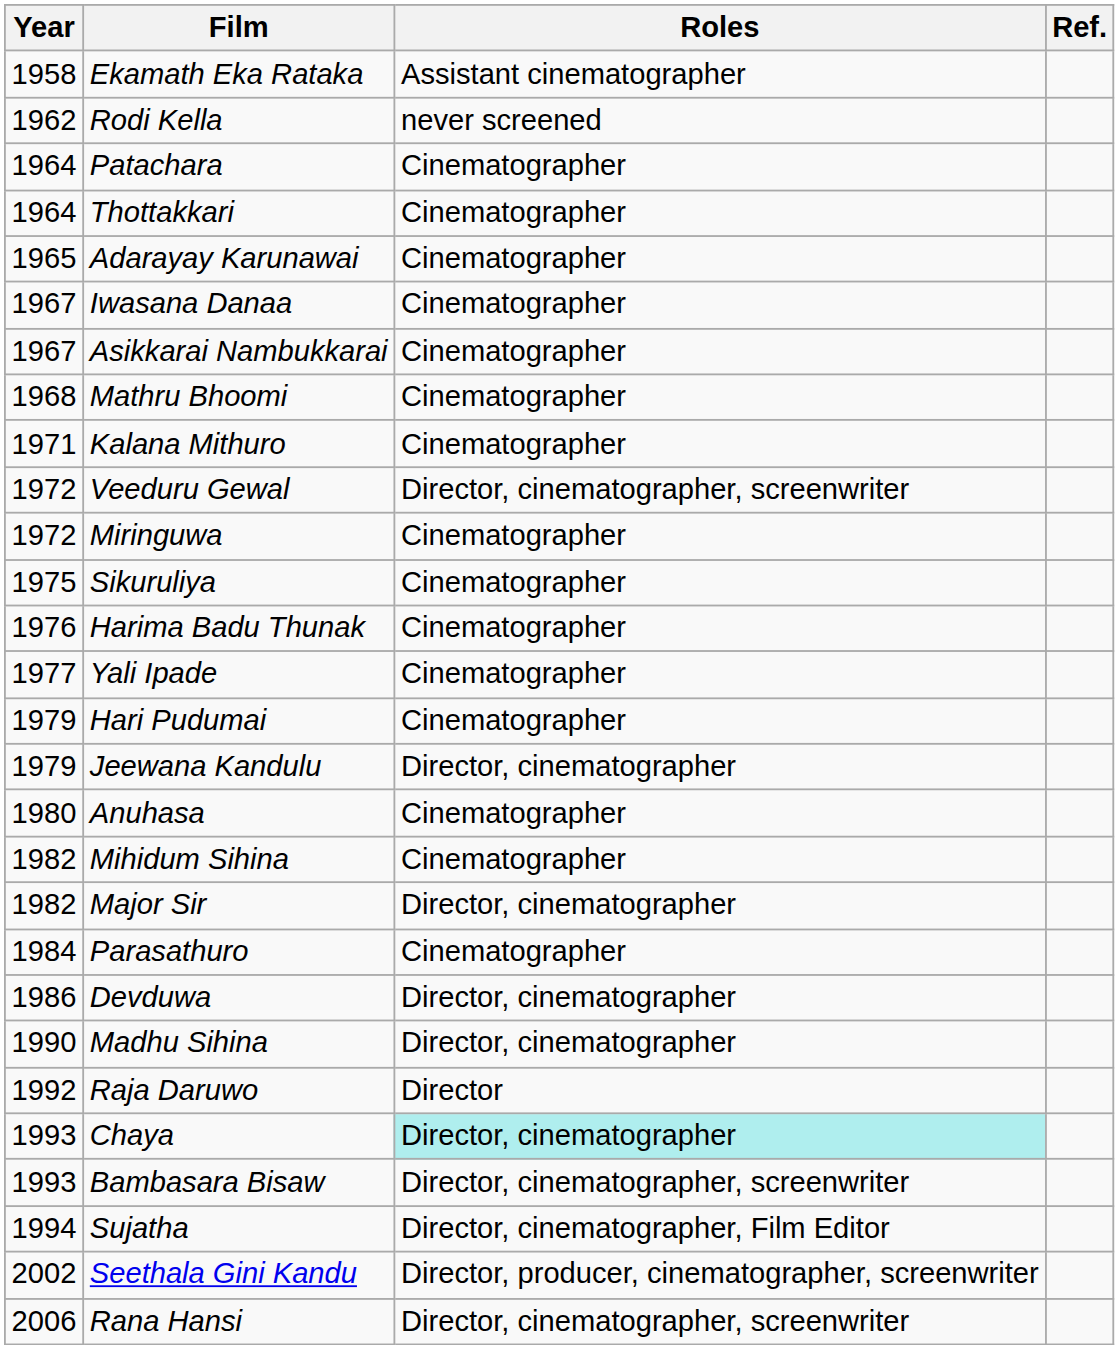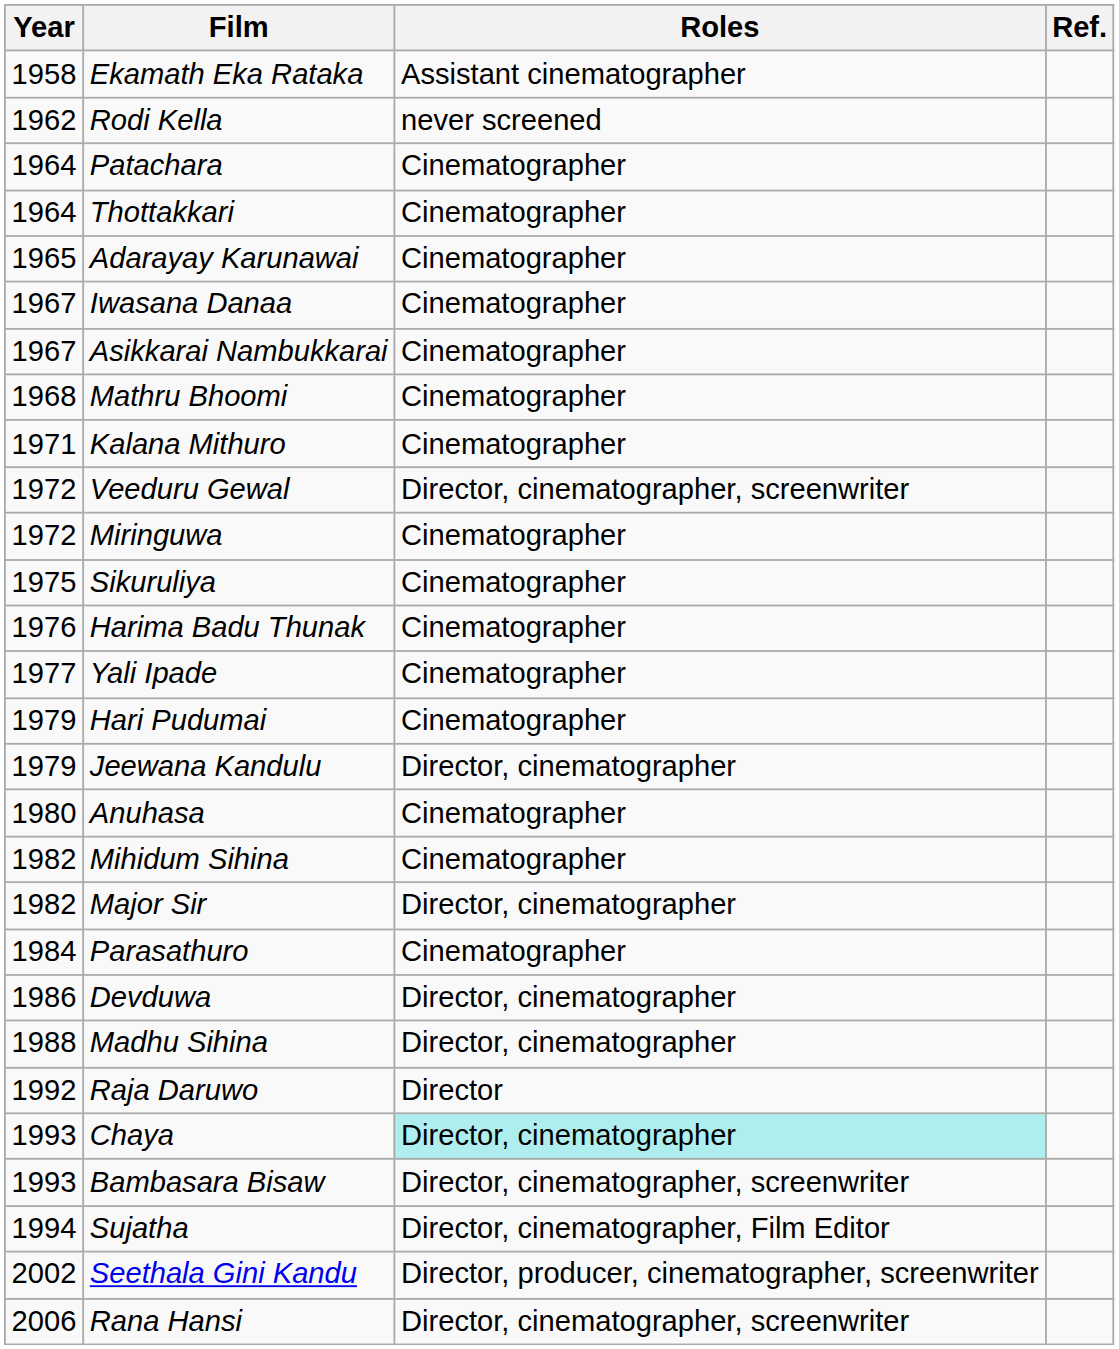(44, 1043) 1990 -> (44, 1043) 1988
